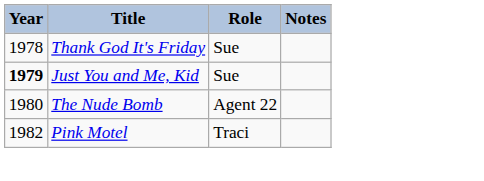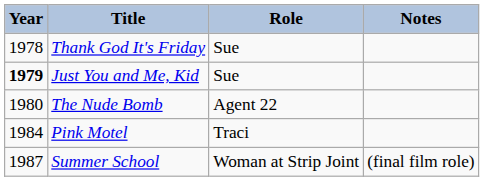(26, 133) 1982 -> (26, 133) 1984
+ row: (105, 161)
